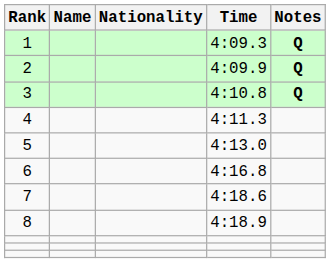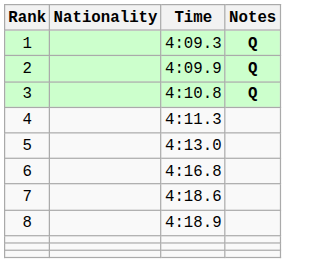- column: (72, 17)
